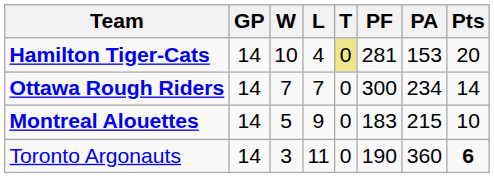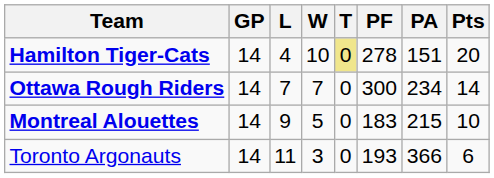columns swapped: (286, 21) <-> (318, 21)
(379, 54) 281 -> (379, 54) 278
(424, 54) 153 -> (424, 54) 151
(379, 155) 190 -> (379, 155) 193
(424, 155) 360 -> (424, 155) 366
(468, 155) bold -> (468, 155) normal
